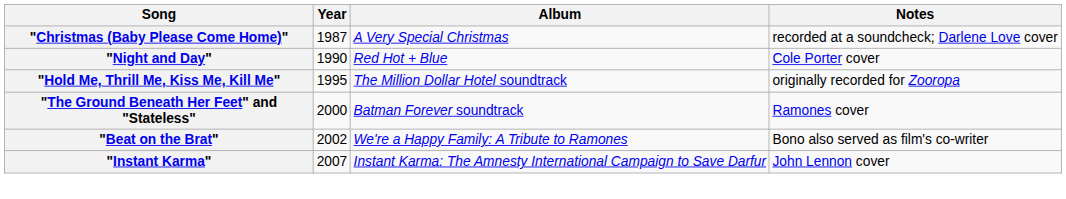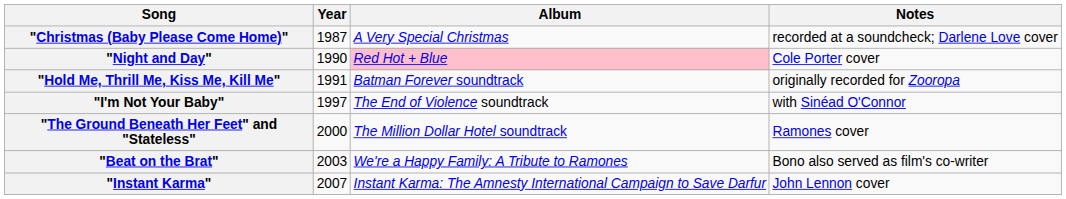(400, 59) no background -> (400, 59) pink background
(332, 80) 1995 -> (332, 80) 1991
(460, 80) The Million Dollar Hotel soundtrack -> (439, 80) Batman Forever soundtrack
+ row: (159, 102)
(439, 110) Batman Forever soundtrack -> (460, 132) The Million Dollar Hotel soundtrack
(332, 140) 2002 -> (332, 161) 2003
